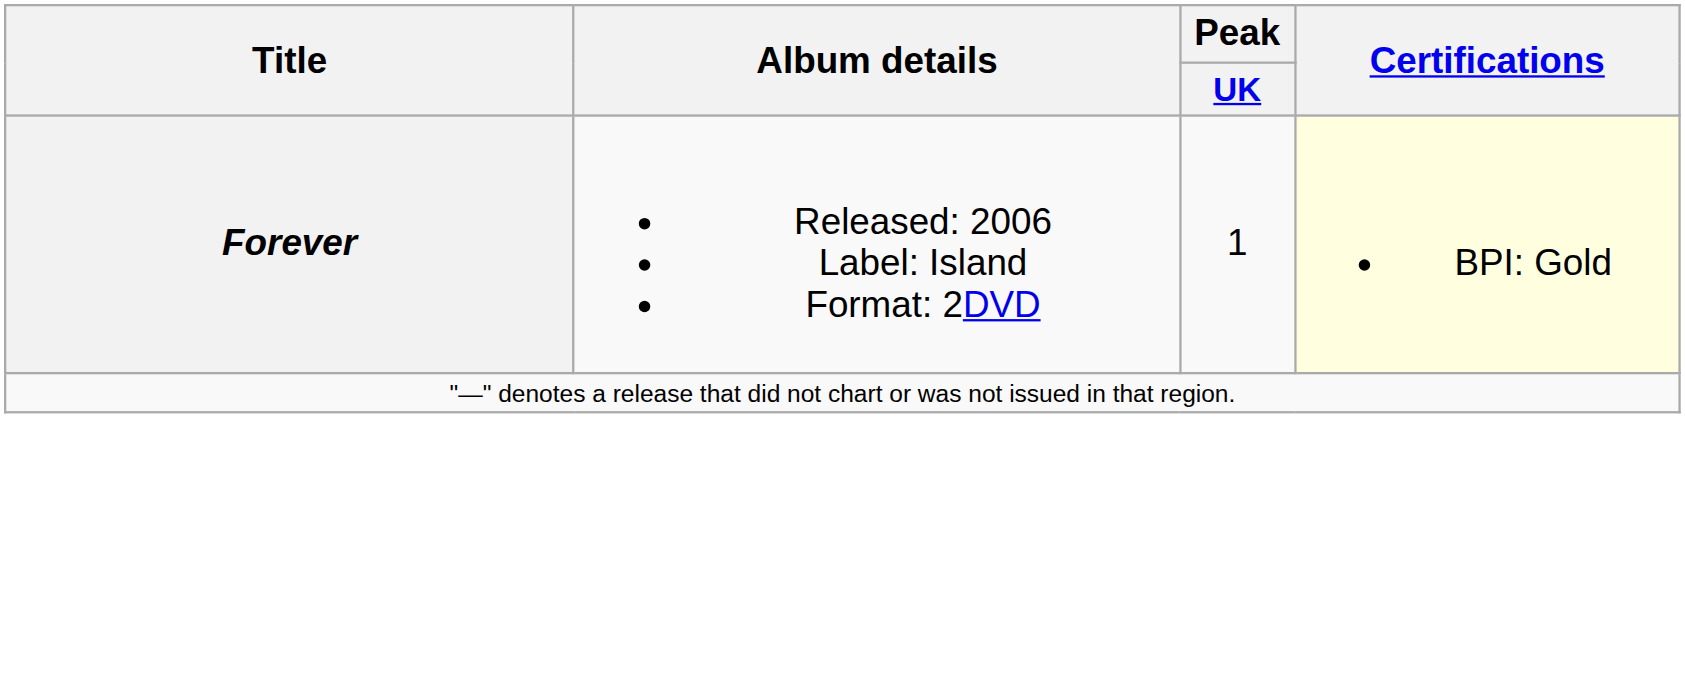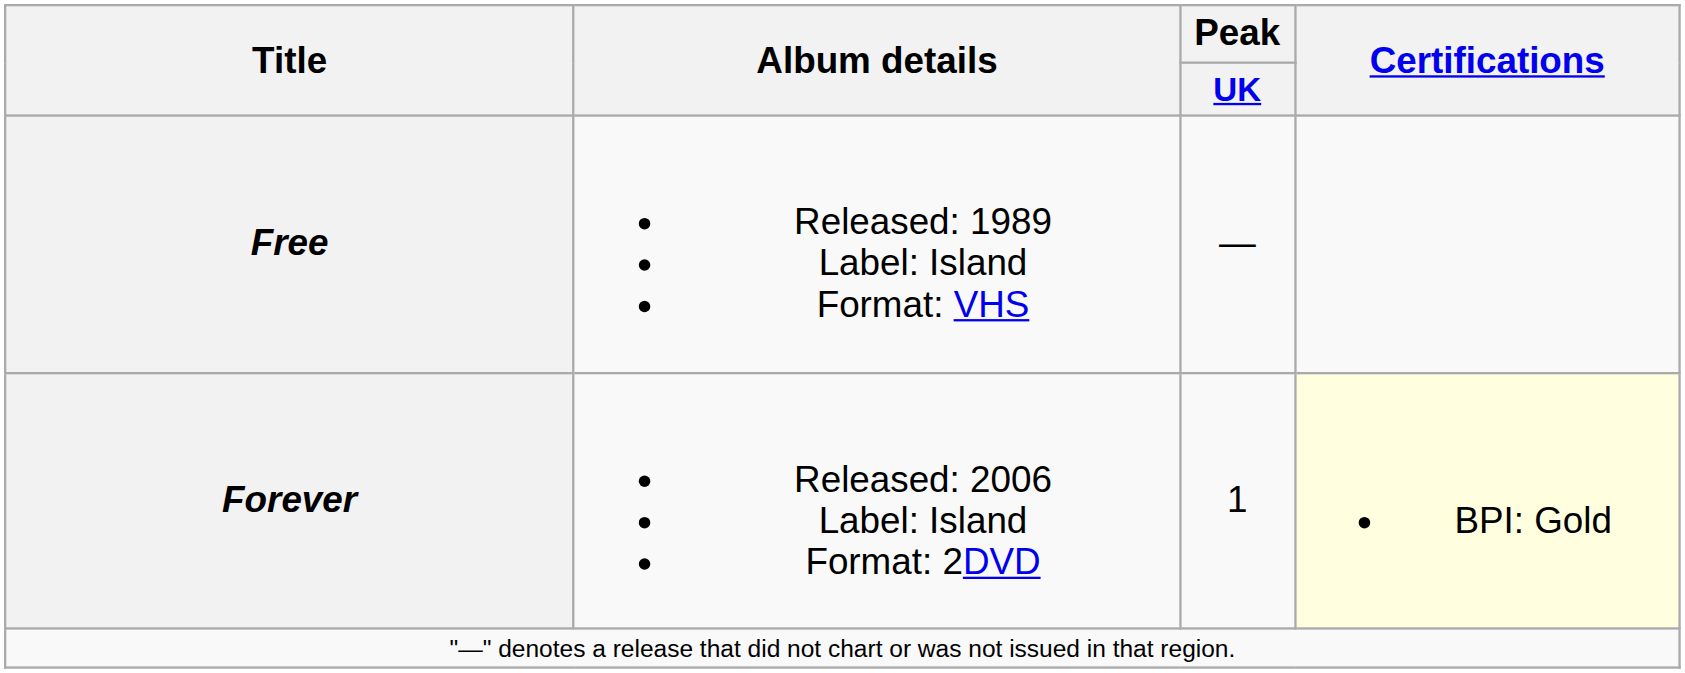+ row: (290, 243)
